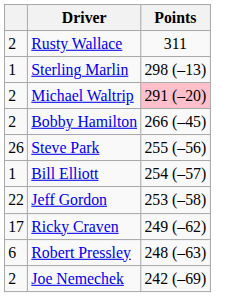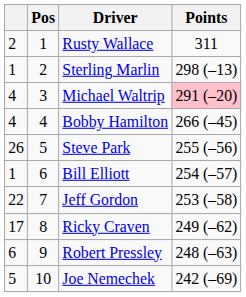+ column: (43, 17)
(12, 95) 2 -> (12, 95) 4
(12, 121) 2 -> (12, 121) 4
(12, 278) 2 -> (12, 278) 5
